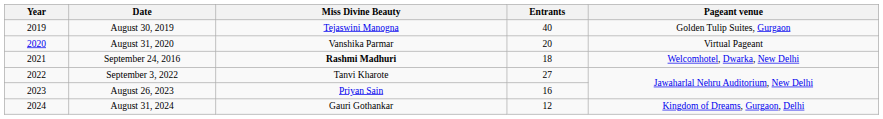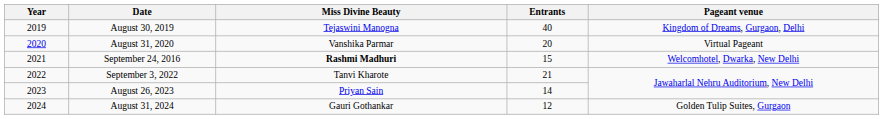(733, 27) Golden Tulip Suites, Gurgaon -> (733, 27) Kingdom of Dreams, Gurgaon, Delhi
(547, 59) 18 -> (547, 59) 15
(547, 74) 27 -> (547, 74) 21
(547, 90) 16 -> (547, 90) 14
(733, 106) Kingdom of Dreams, Gurgaon, Delhi -> (733, 106) Golden Tulip Suites, Gurgaon
